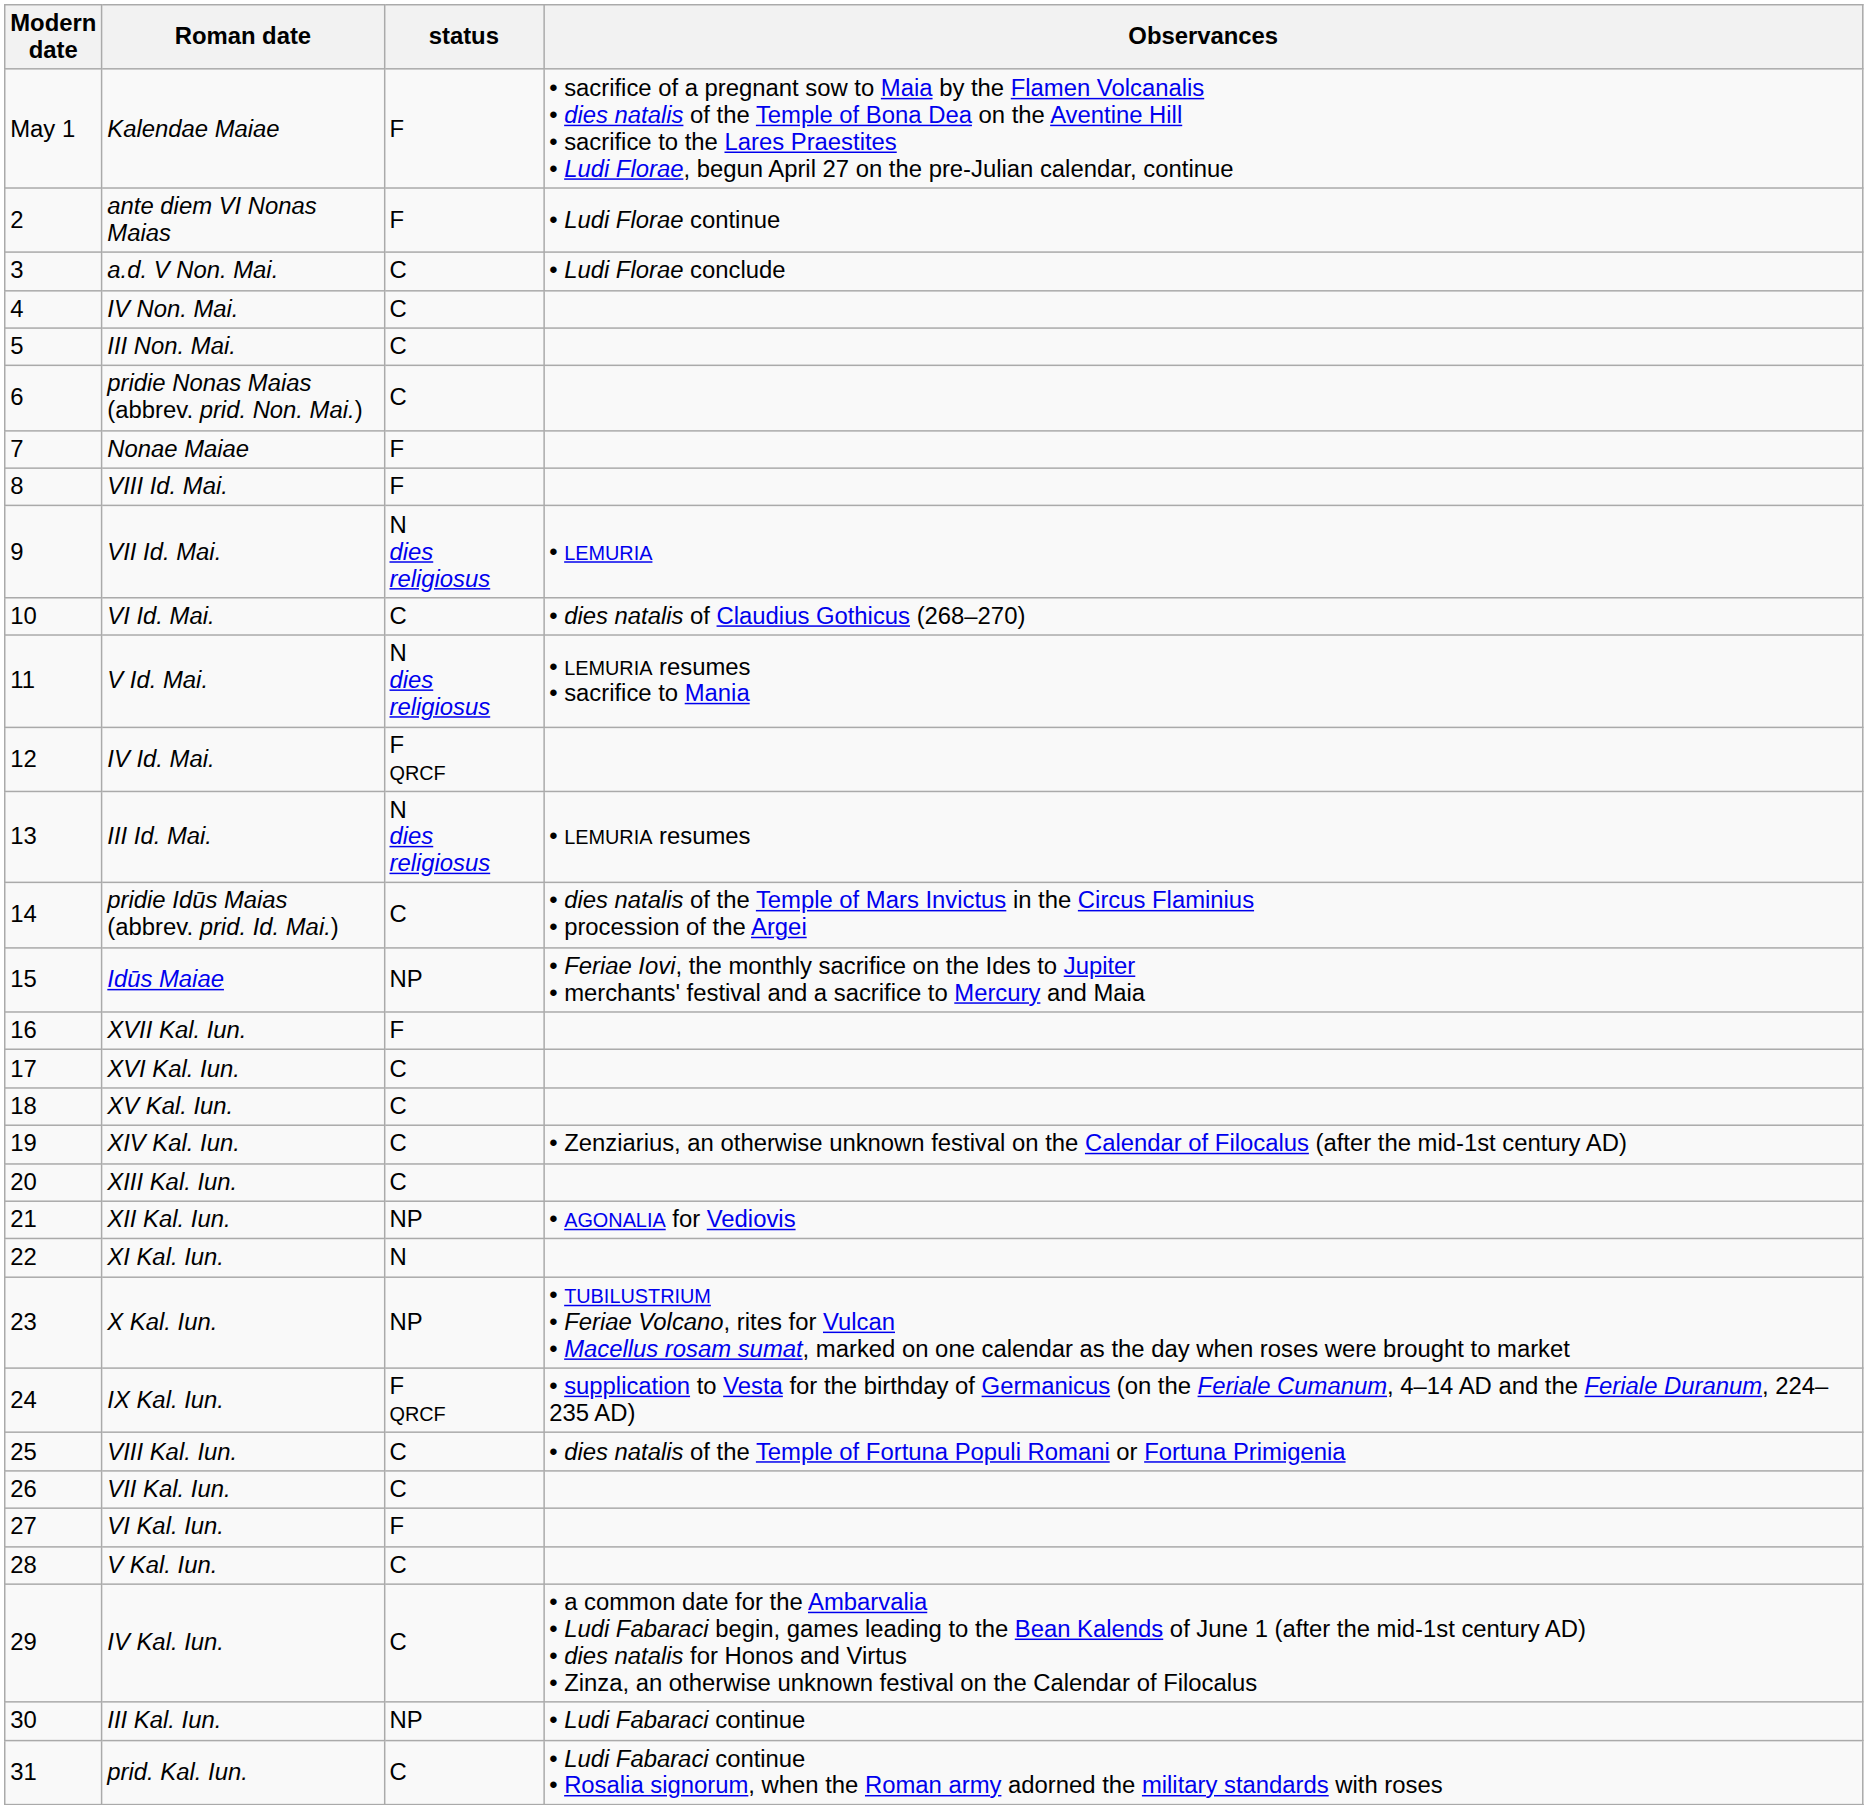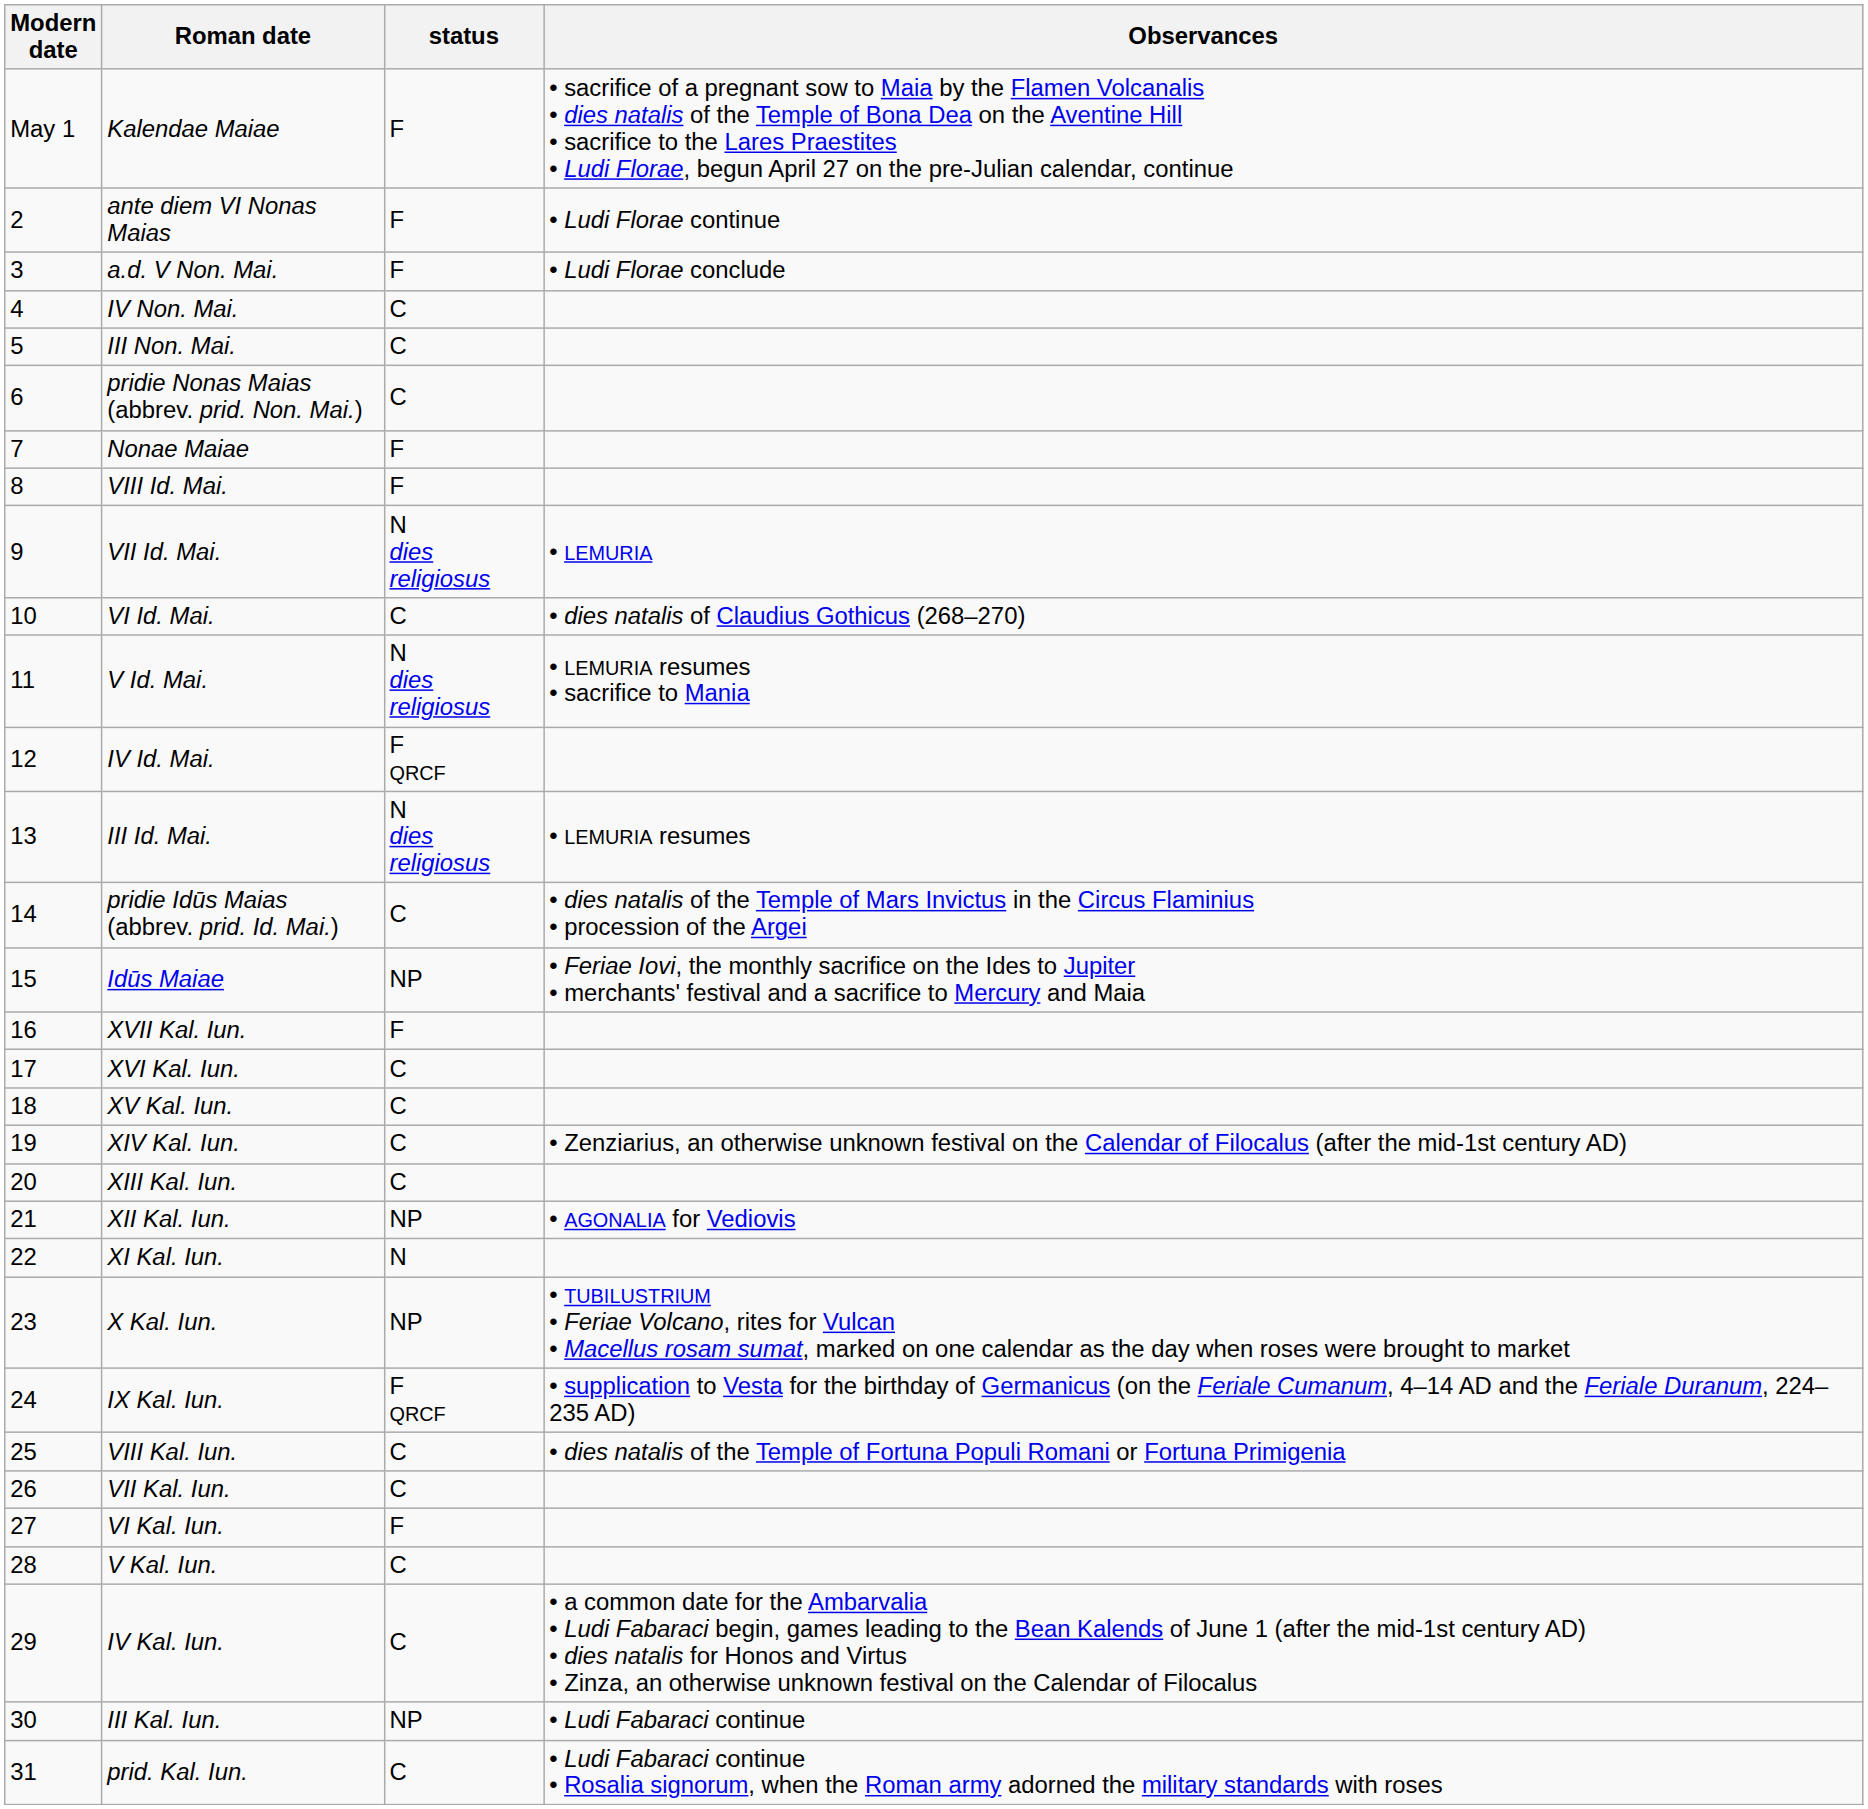(398, 270) C -> (397, 270) F
